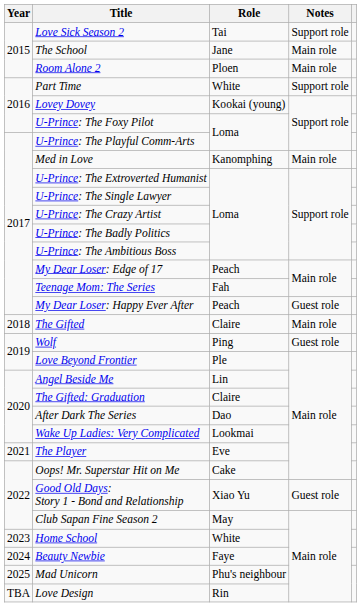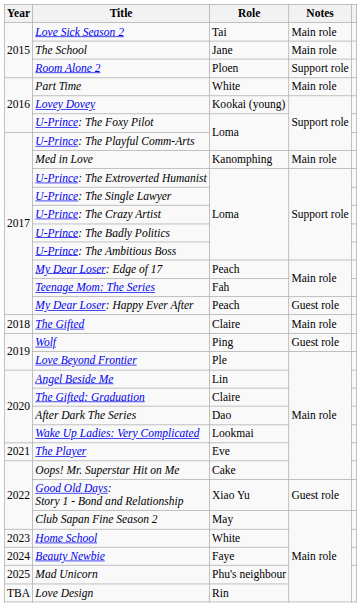(320, 31) Support role -> (314, 31) Main role
(314, 68) Main role -> (320, 68) Support role
(320, 86) Support role -> (314, 86) Main role
